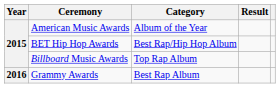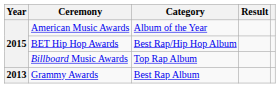(17, 75) 2016 -> (17, 75) 2013
